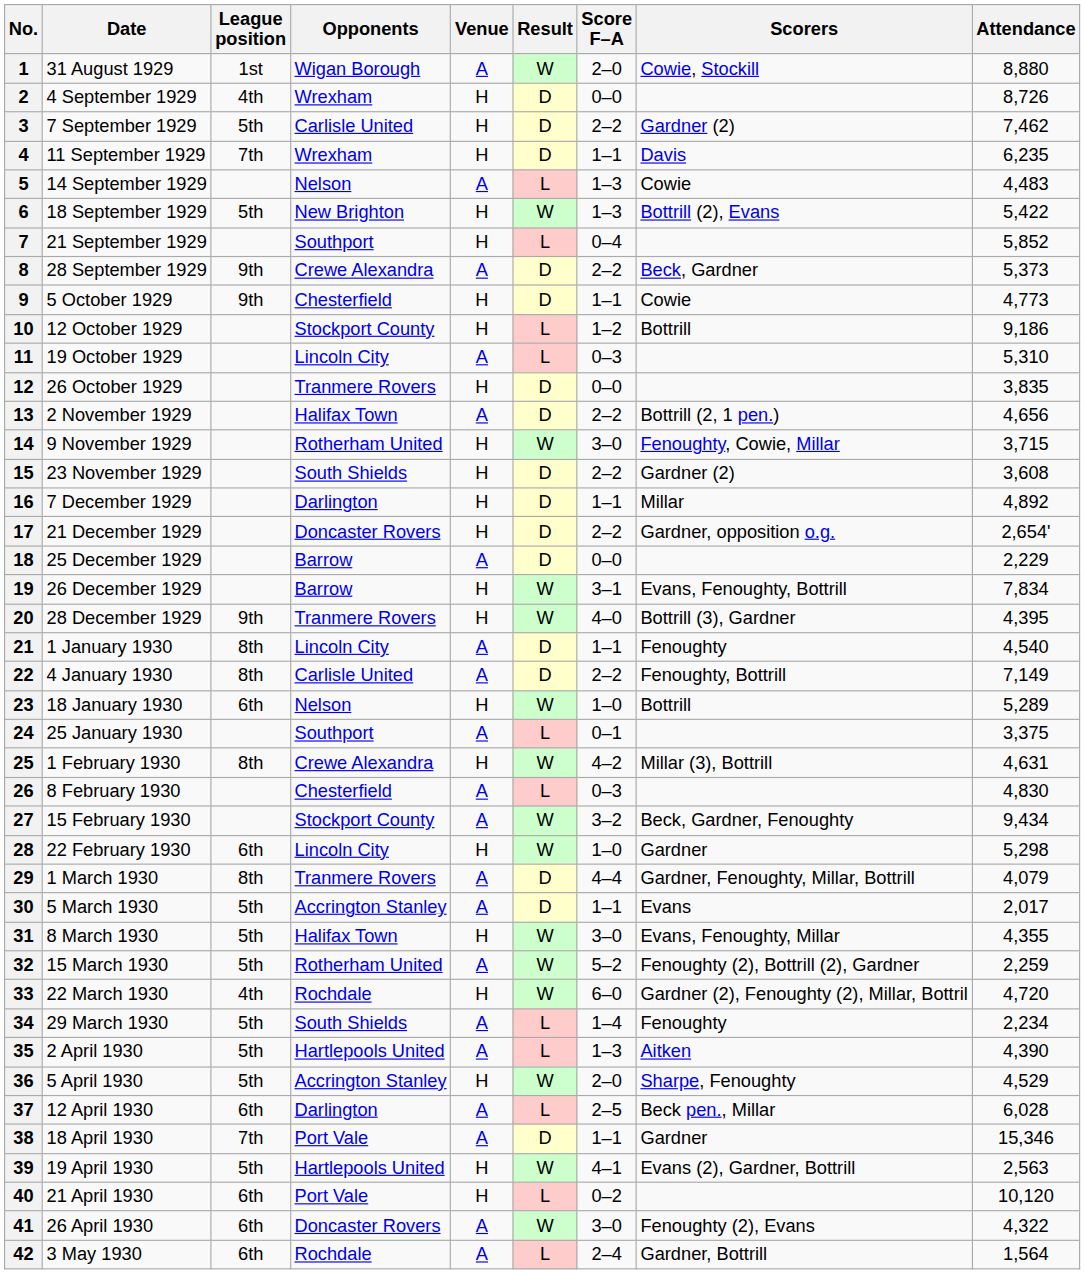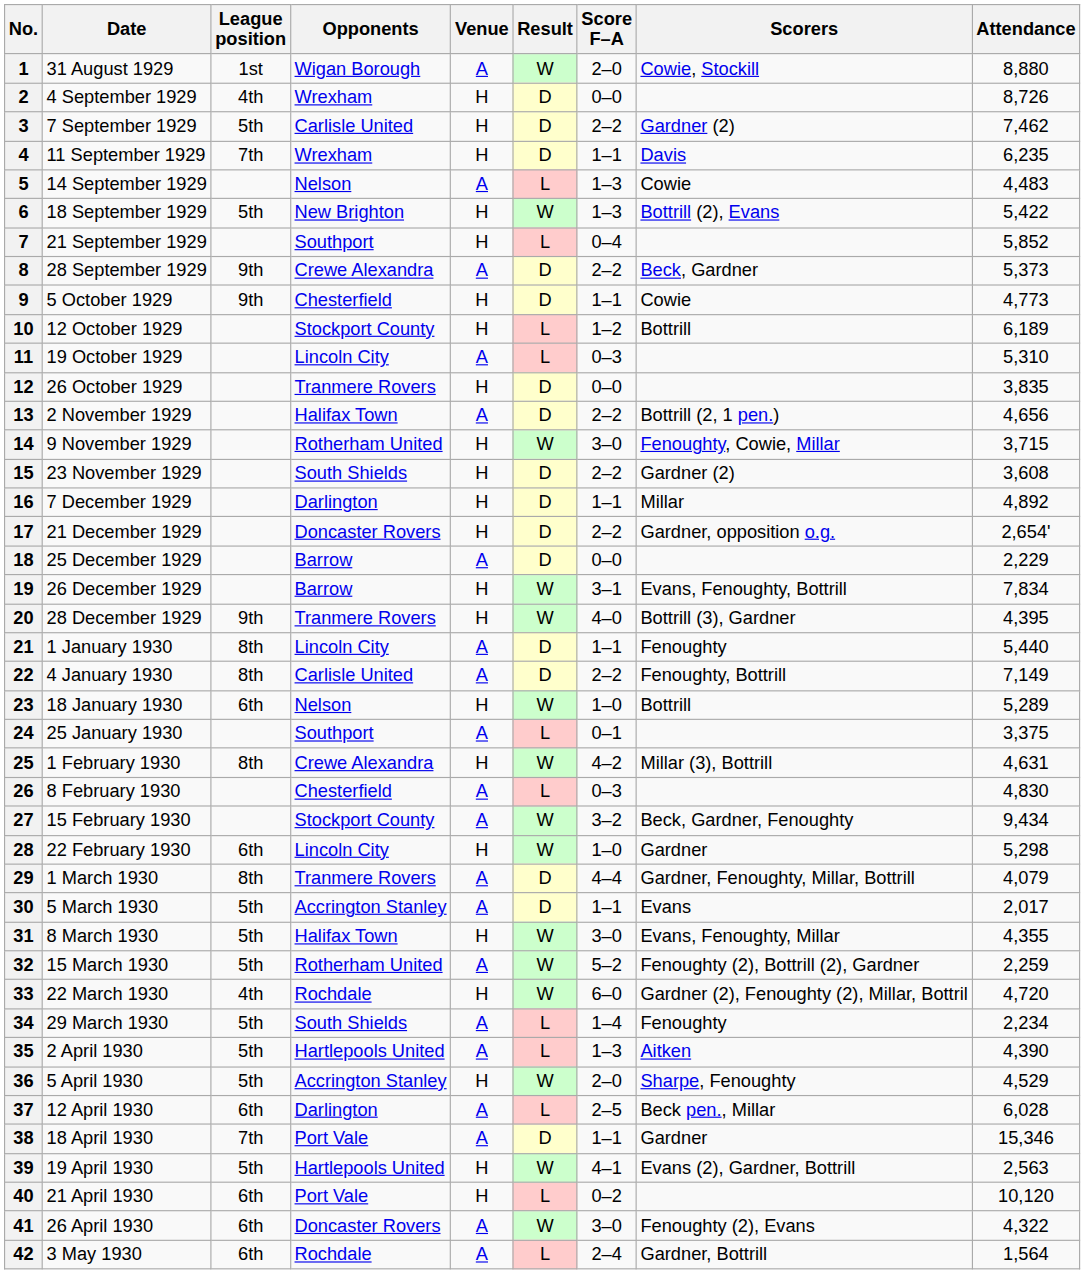(1026, 328) 9,186 -> (1026, 328) 6,189
(1026, 646) 4,540 -> (1026, 646) 5,440
